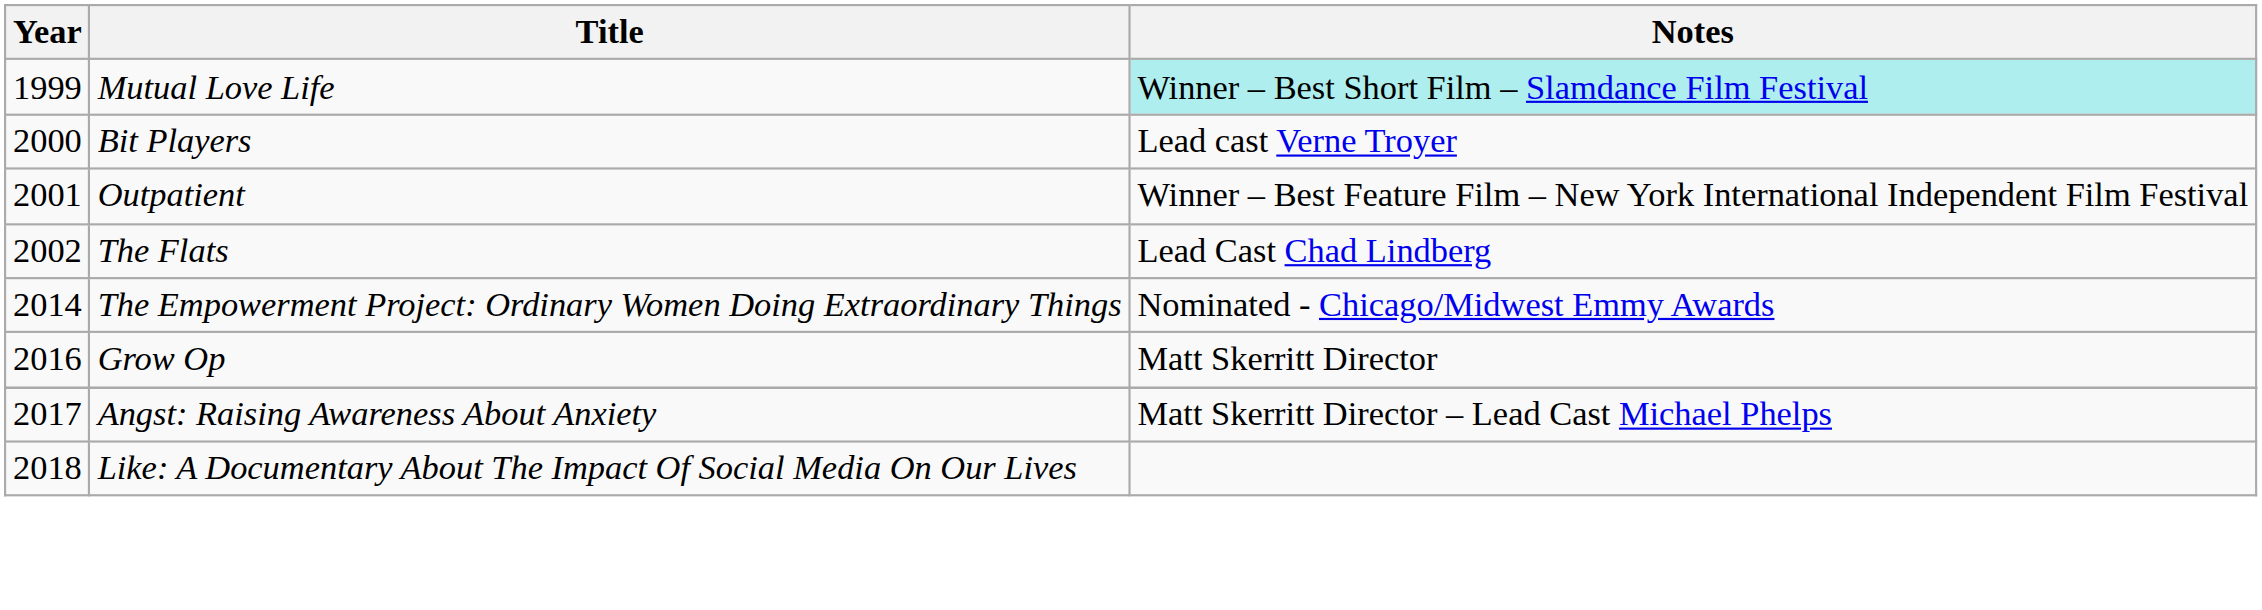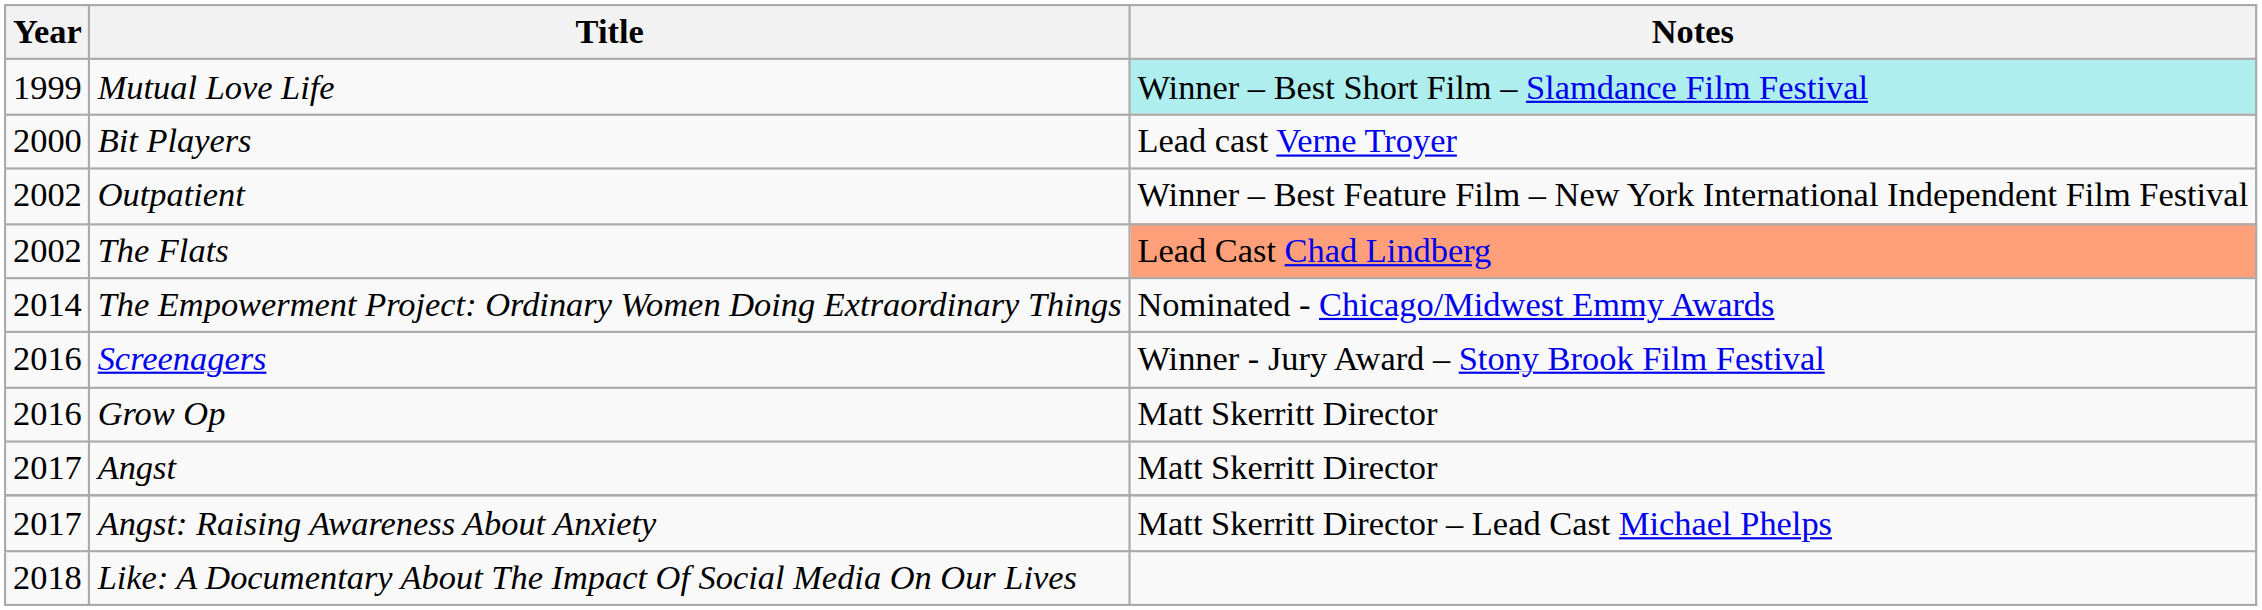(47, 195) 2001 -> (47, 195) 2002
(1314, 250) no background -> (1314, 250) lightsalmon background
+ row: (182, 359)
+ row: (137, 468)
